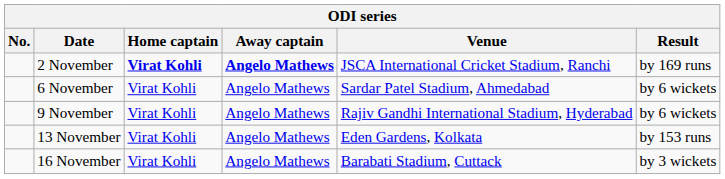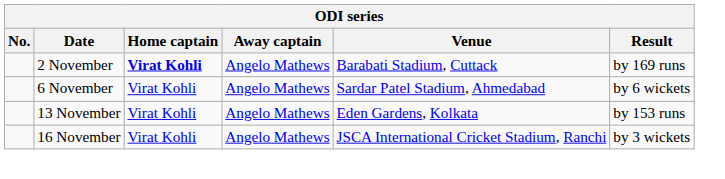(280, 64) bold -> (277, 64) normal
(476, 64) JSCA International Cricket Stadium, Ranchi -> (417, 64) Barabati Stadium, Cuttack
- row: (75, 112)
(421, 161) Barabati Stadium, Cuttack -> (471, 137) JSCA International Cricket Stadium, Ranchi
